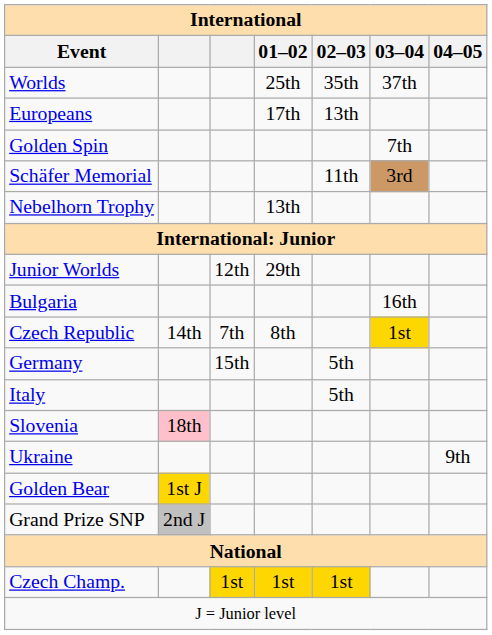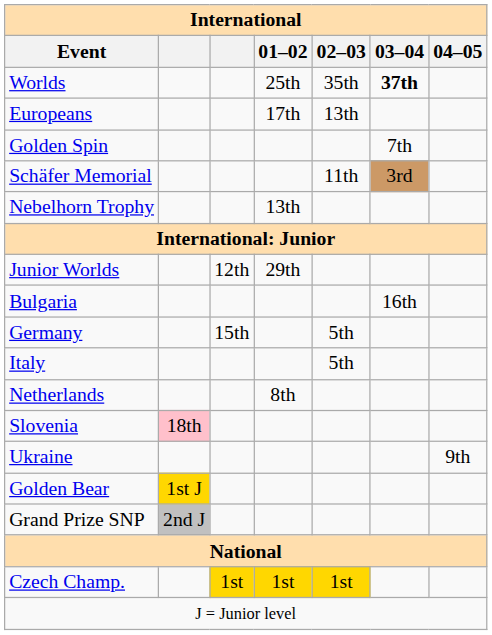(399, 82) normal -> (399, 82) bold
- row: (72, 332)
+ row: (57, 394)
